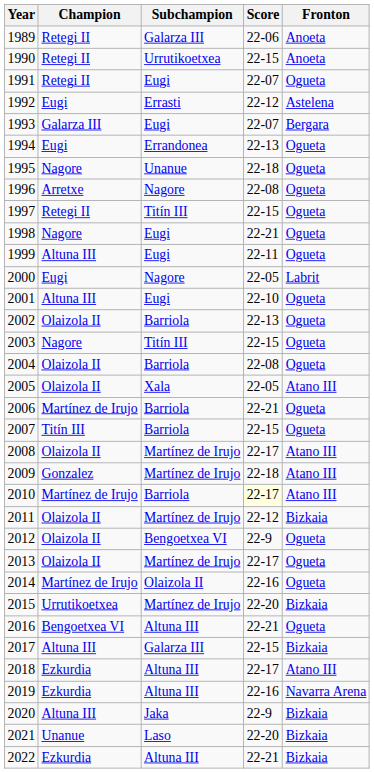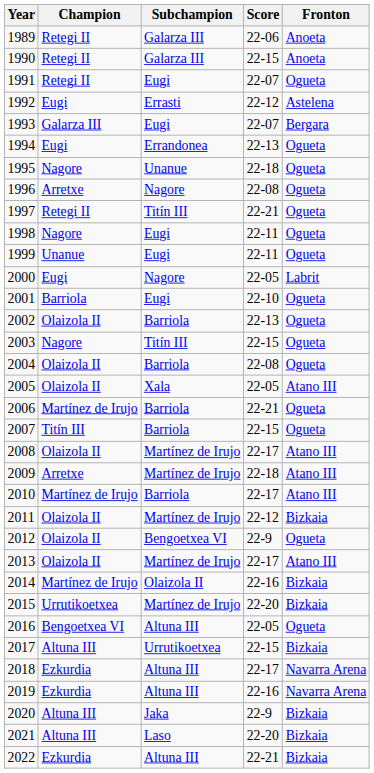(182, 59) Urrutikoetxea -> (174, 59) Galarza III
(263, 211) 22-15 -> (263, 211) 22-21
(263, 233) 22-21 -> (263, 233) 22-11
(69, 255) Altuna III -> (63, 255) Unanue
(69, 299) Altuna III -> (64, 299) Barriola
(67, 473) Gonzalez -> (62, 473) Arretxe
(263, 495) lightyellow background -> (263, 495) no background
(306, 560) Ogueta -> (311, 560) Atano III
(306, 582) Ogueta -> (307, 582) Bizkaia
(263, 626) 22-21 -> (263, 626) 22-05
(174, 648) Galarza III -> (182, 648) Urrutikoetxea
(311, 670) Atano III -> (326, 670) Navarra Arena
(63, 735) Unanue -> (69, 735) Altuna III
